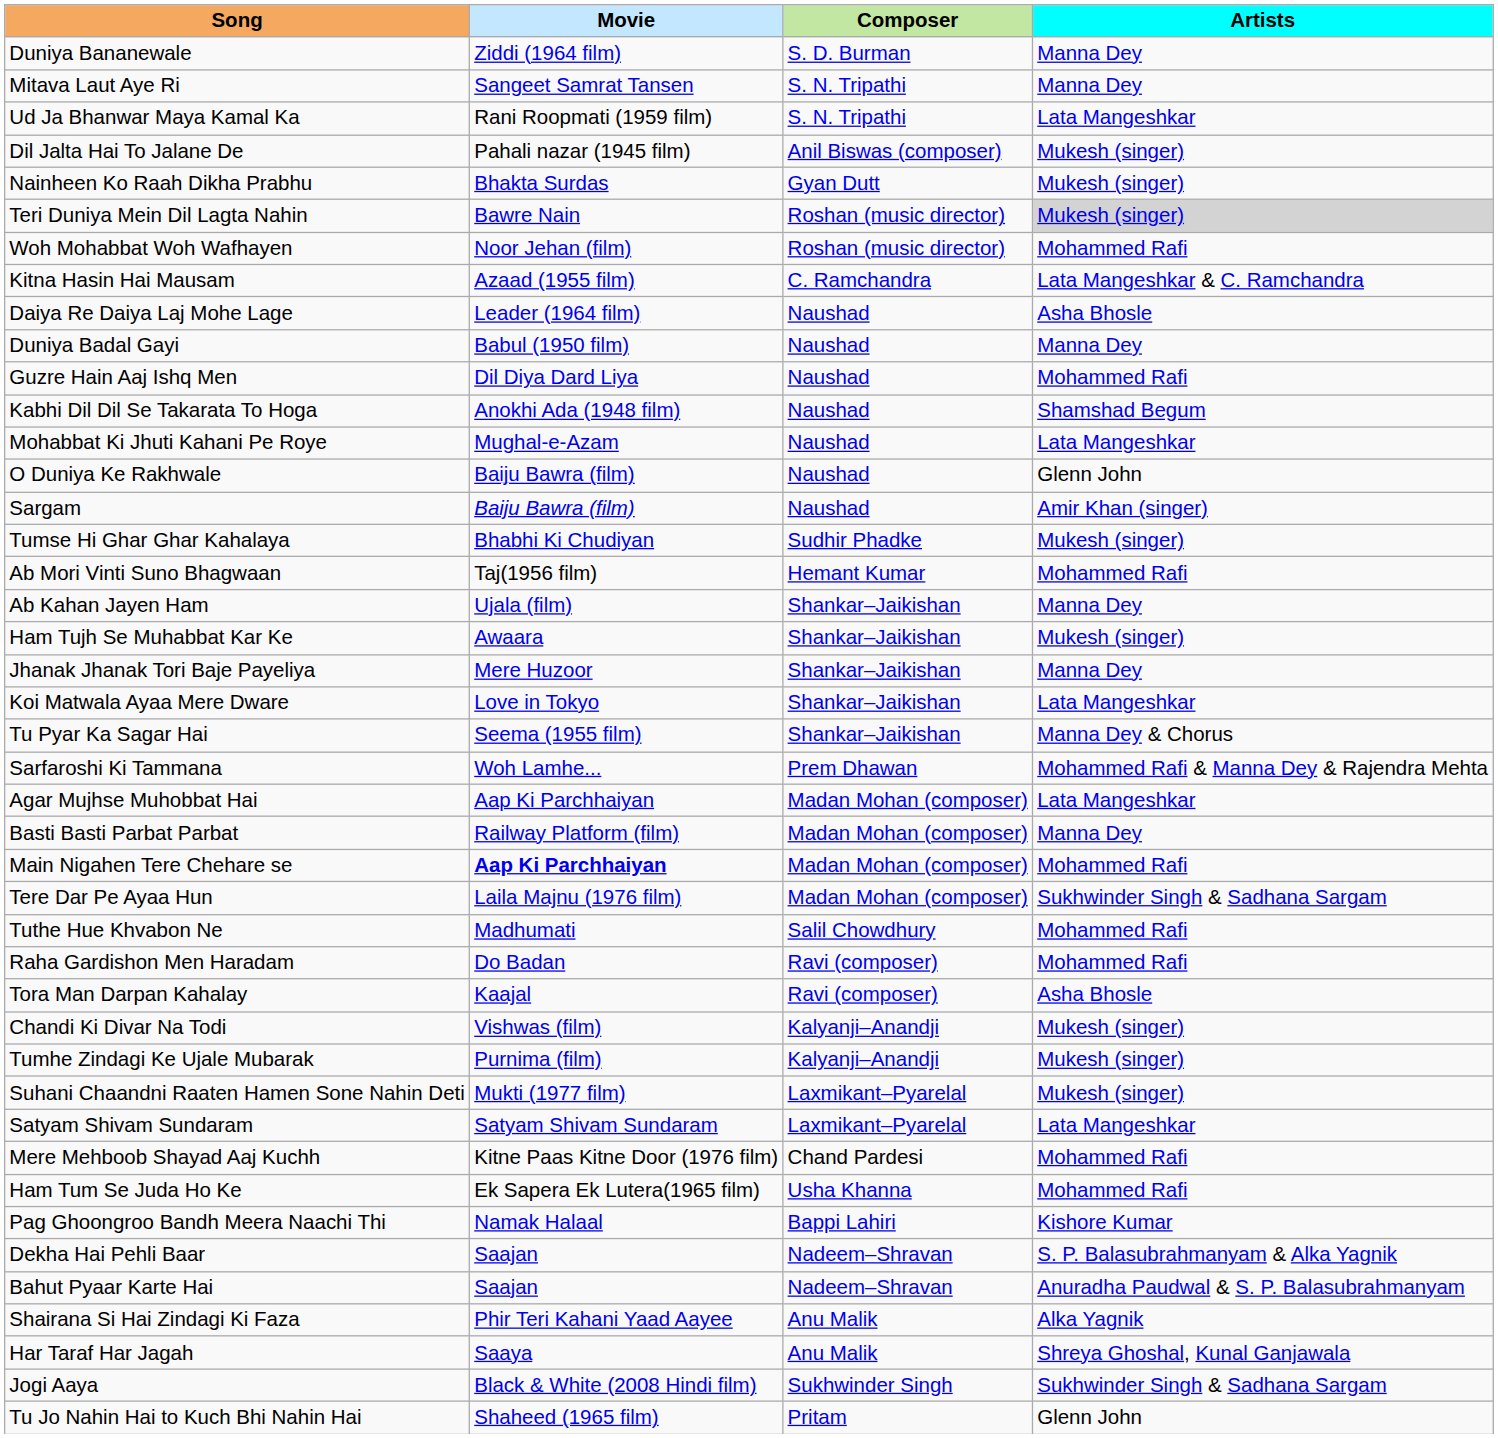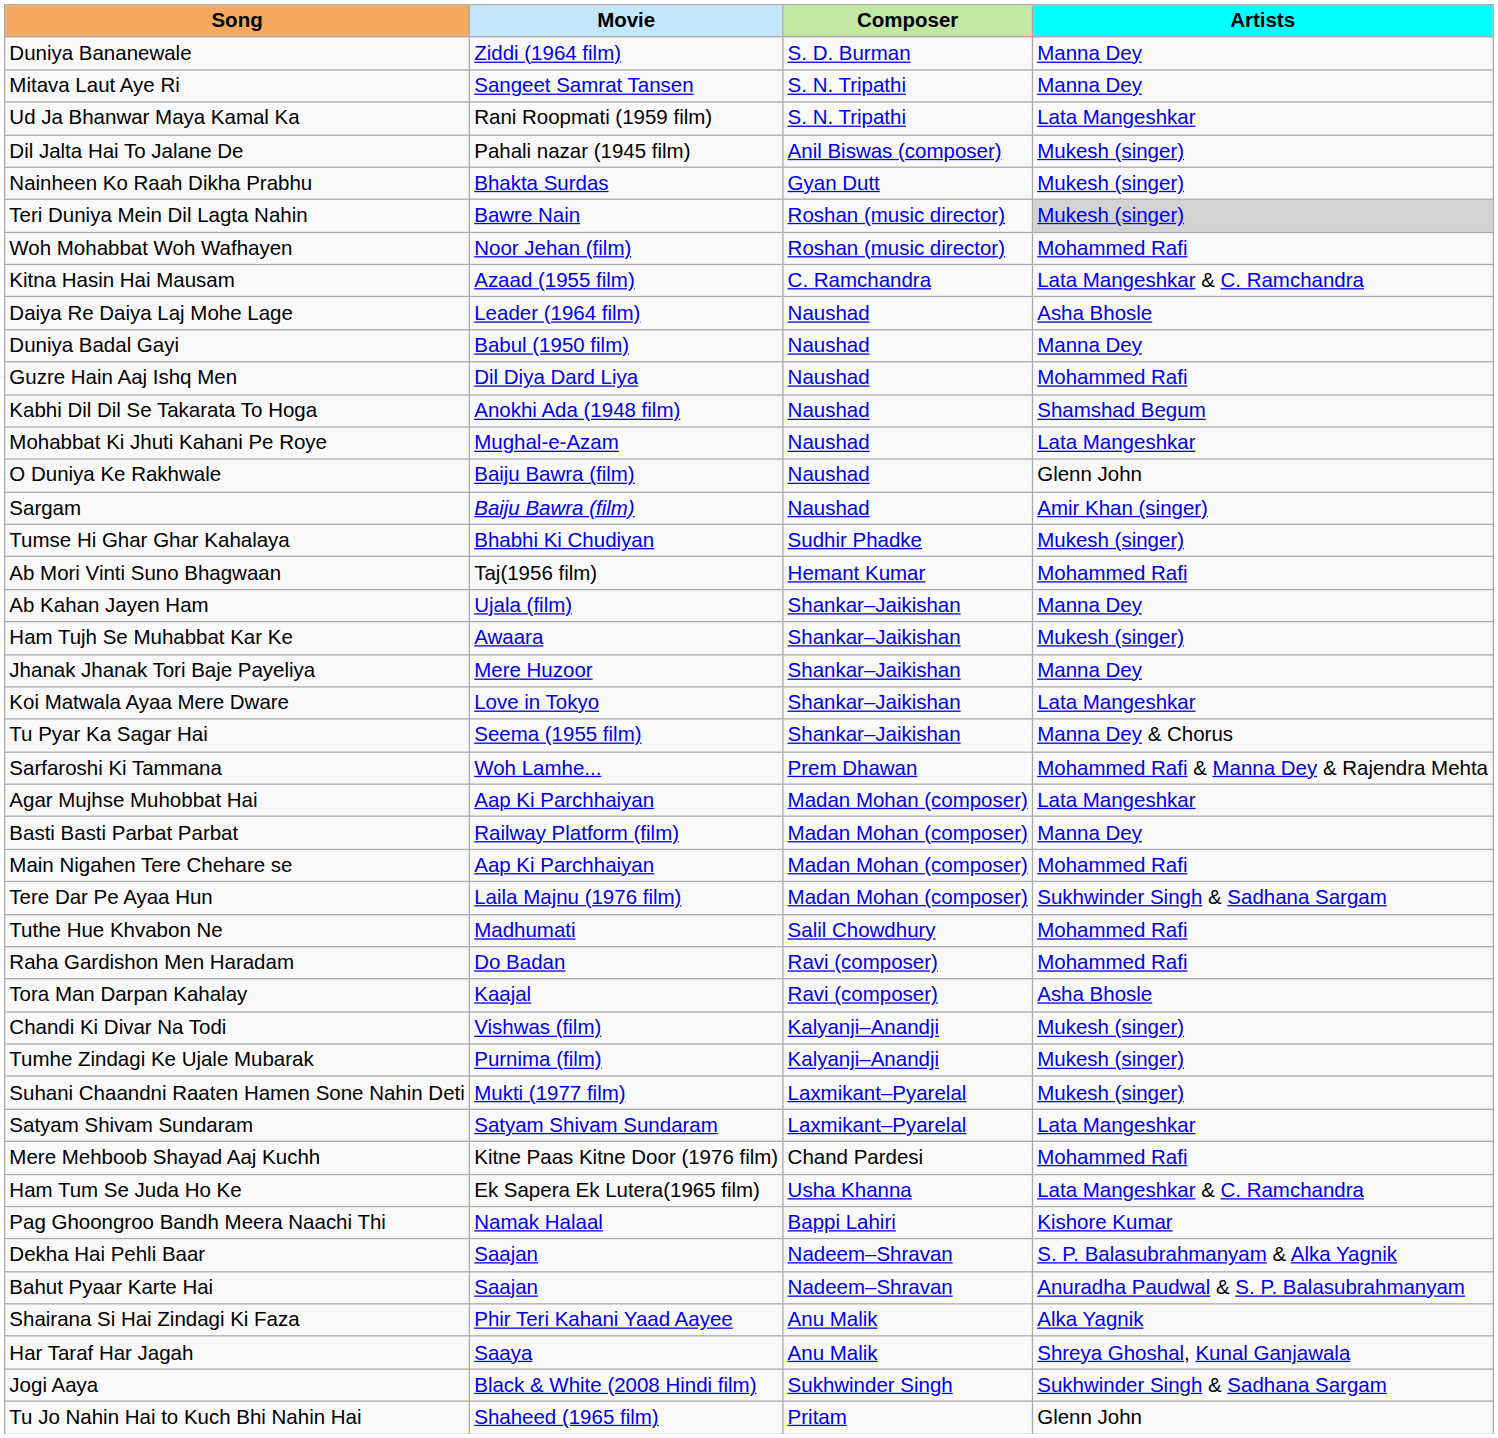(570, 865) bold -> (564, 865) normal
(1112, 1190) Mohammed Rafi -> (1201, 1190) Lata Mangeshkar & C. Ramchandra
